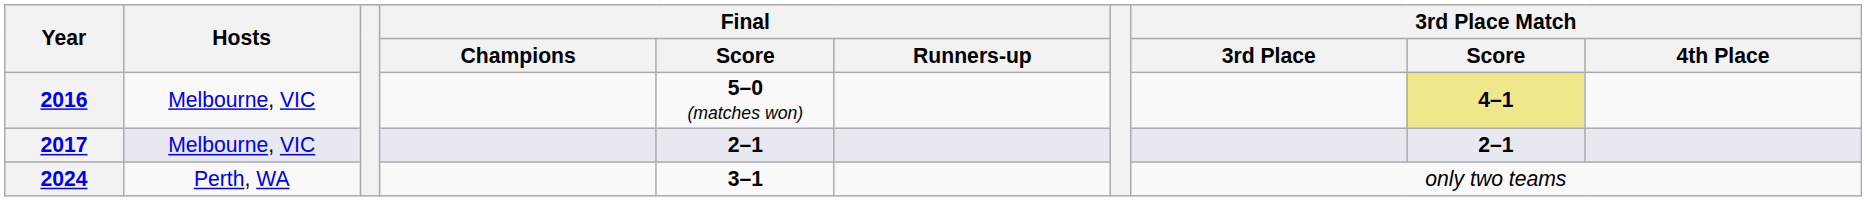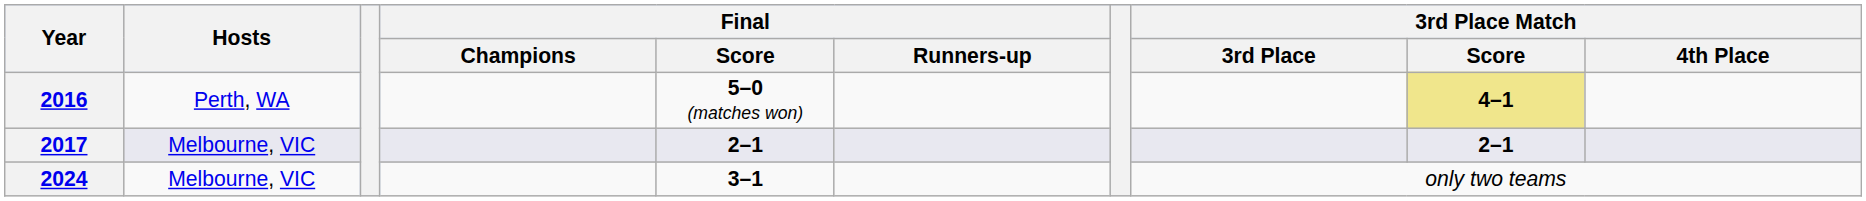(242, 100) Melbourne, VIC -> (242, 100) Perth, WA
(242, 179) Perth, WA -> (242, 179) Melbourne, VIC
